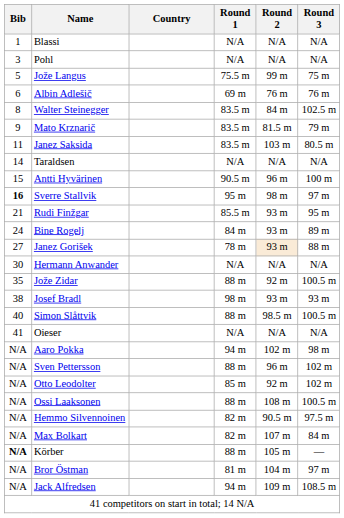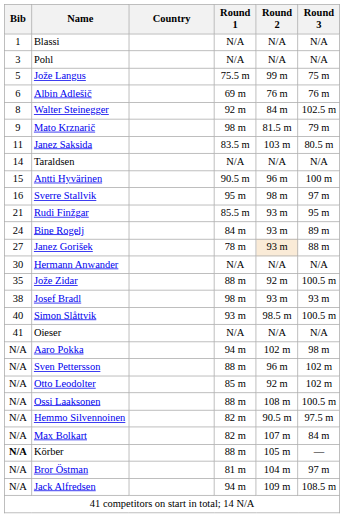(235, 110) 83.5 m -> (235, 110) 92 m
(235, 127) 83.5 m -> (235, 127) 98 m
(18, 195) bold -> (18, 195) normal
(235, 315) 88 m -> (235, 315) 93 m
